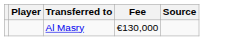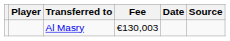+ column: (174, 12)
(137, 28) €130,000 -> (137, 28) €130,003
